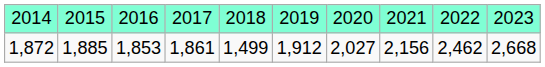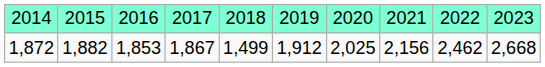(85, 47) 1,885 -> (85, 47) 1,882
(192, 47) 1,861 -> (192, 47) 1,867
(353, 47) 2,027 -> (353, 47) 2,025
